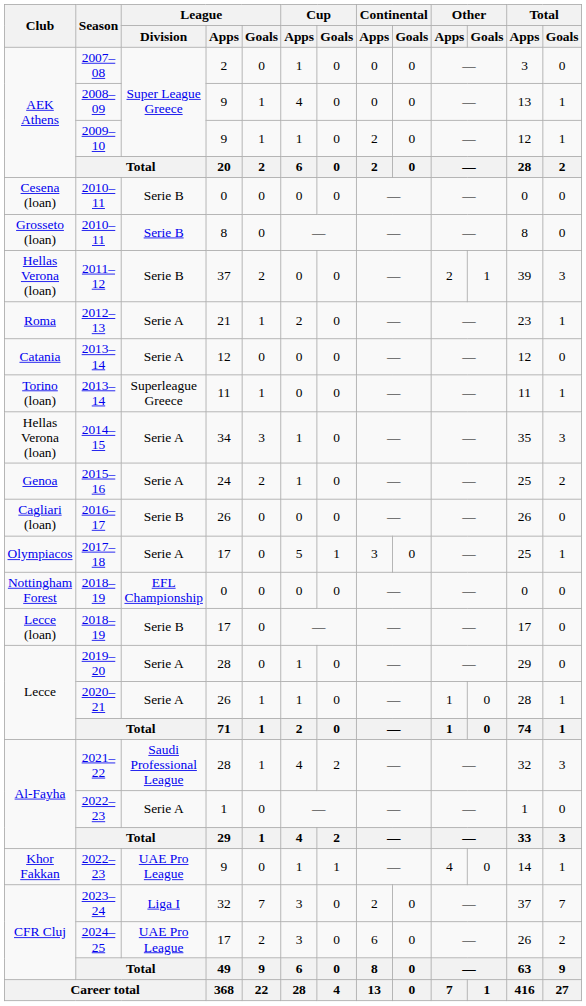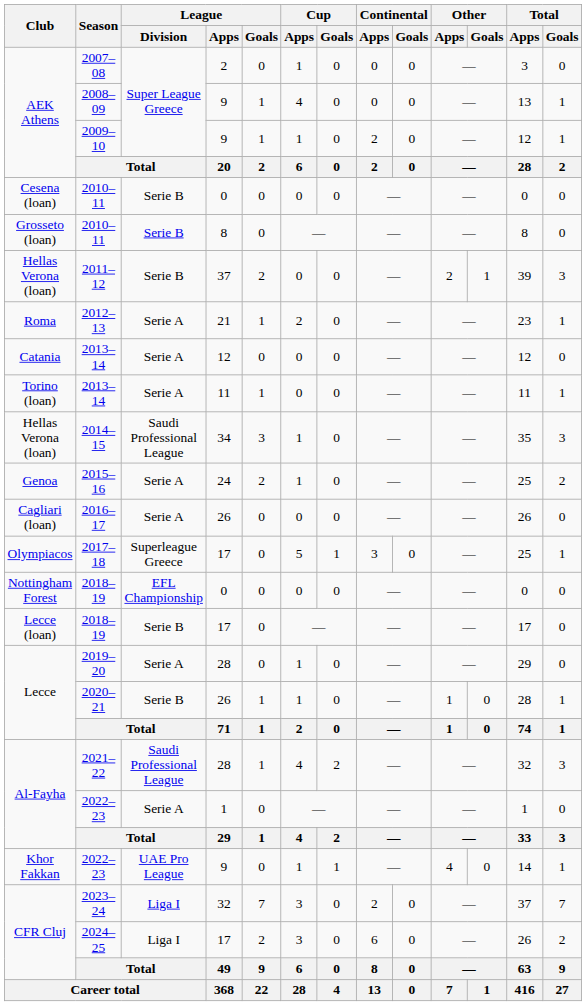(164, 393) Superleague Greece -> (164, 393) Serie A
(164, 437) Serie A -> (164, 437) Saudi Professional League
(164, 517) Serie B -> (164, 517) Serie A
(164, 554) Serie A -> (164, 554) Superleague Greece
(164, 699) Serie A -> (164, 699) Serie B
(164, 939) UAE Pro League -> (164, 939) Liga I
